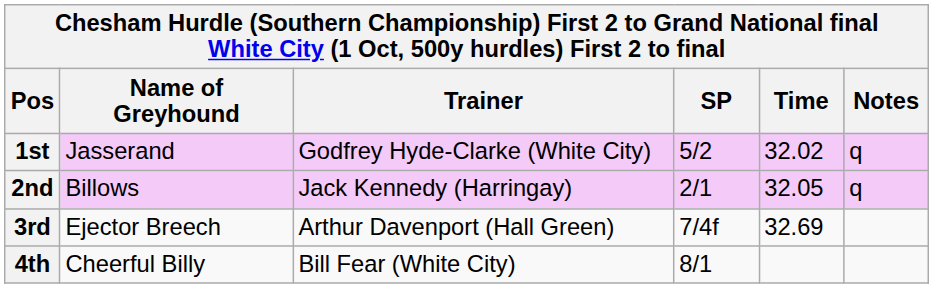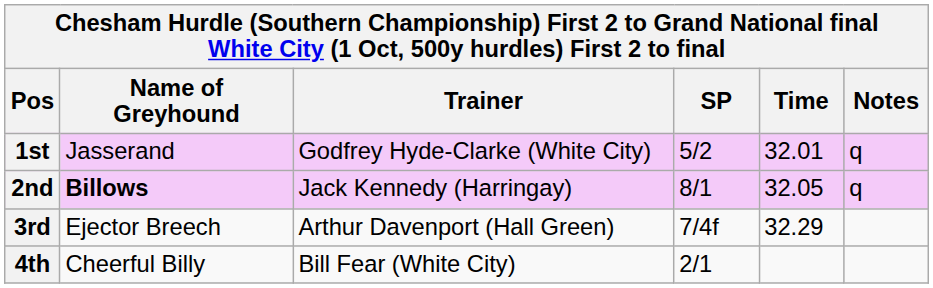(794, 151) 32.02 -> (794, 151) 32.01
(102, 189) normal -> (107, 189) bold
(696, 189) 2/1 -> (696, 189) 8/1
(794, 226) 32.69 -> (794, 226) 32.29
(696, 264) 8/1 -> (696, 264) 2/1
